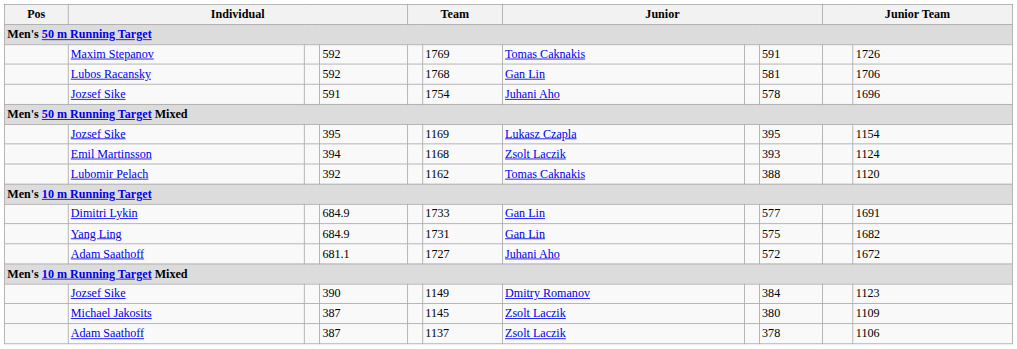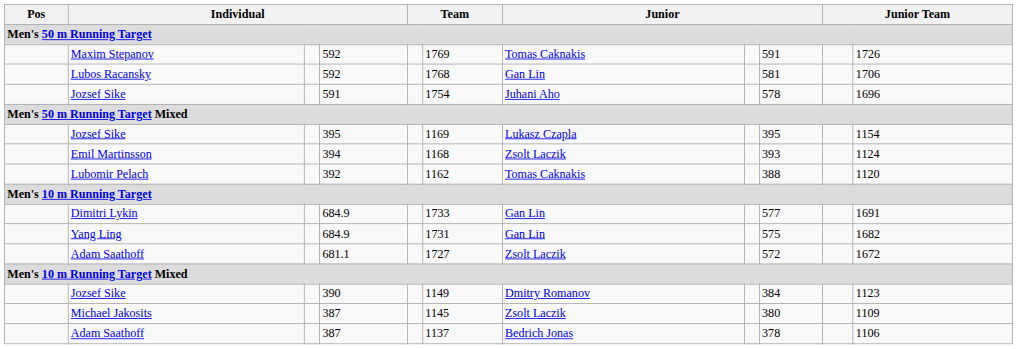(532, 254) Juhani Aho -> (535, 254) Zsolt Laczik
(535, 334) Zsolt Laczik -> (539, 334) Bedrich Jonas
